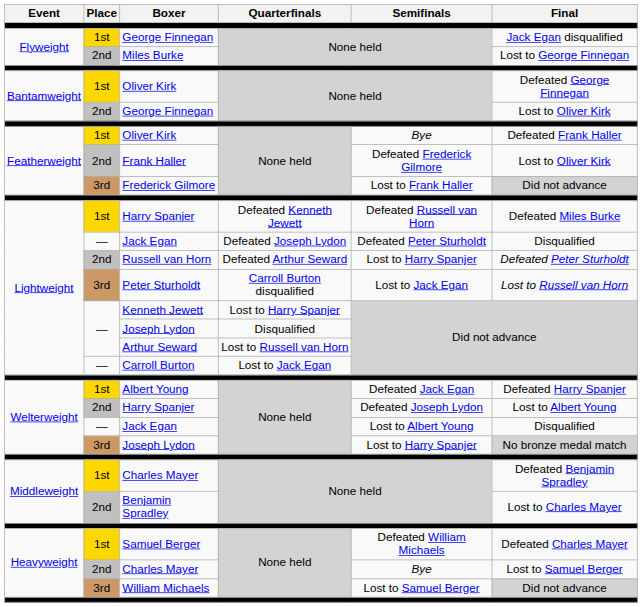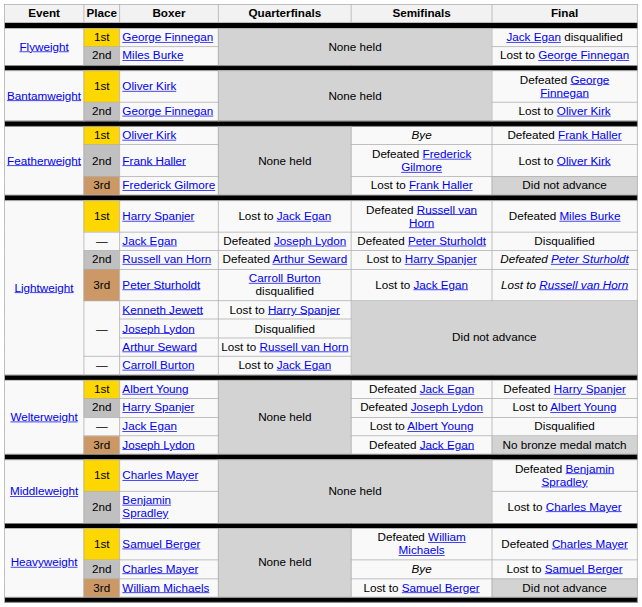(285, 216) Defeated Kenneth Jewett -> (285, 216) Lost to Jack Egan
(422, 445) Lost to Harry Spanjer -> (422, 445) Defeated Jack Egan
